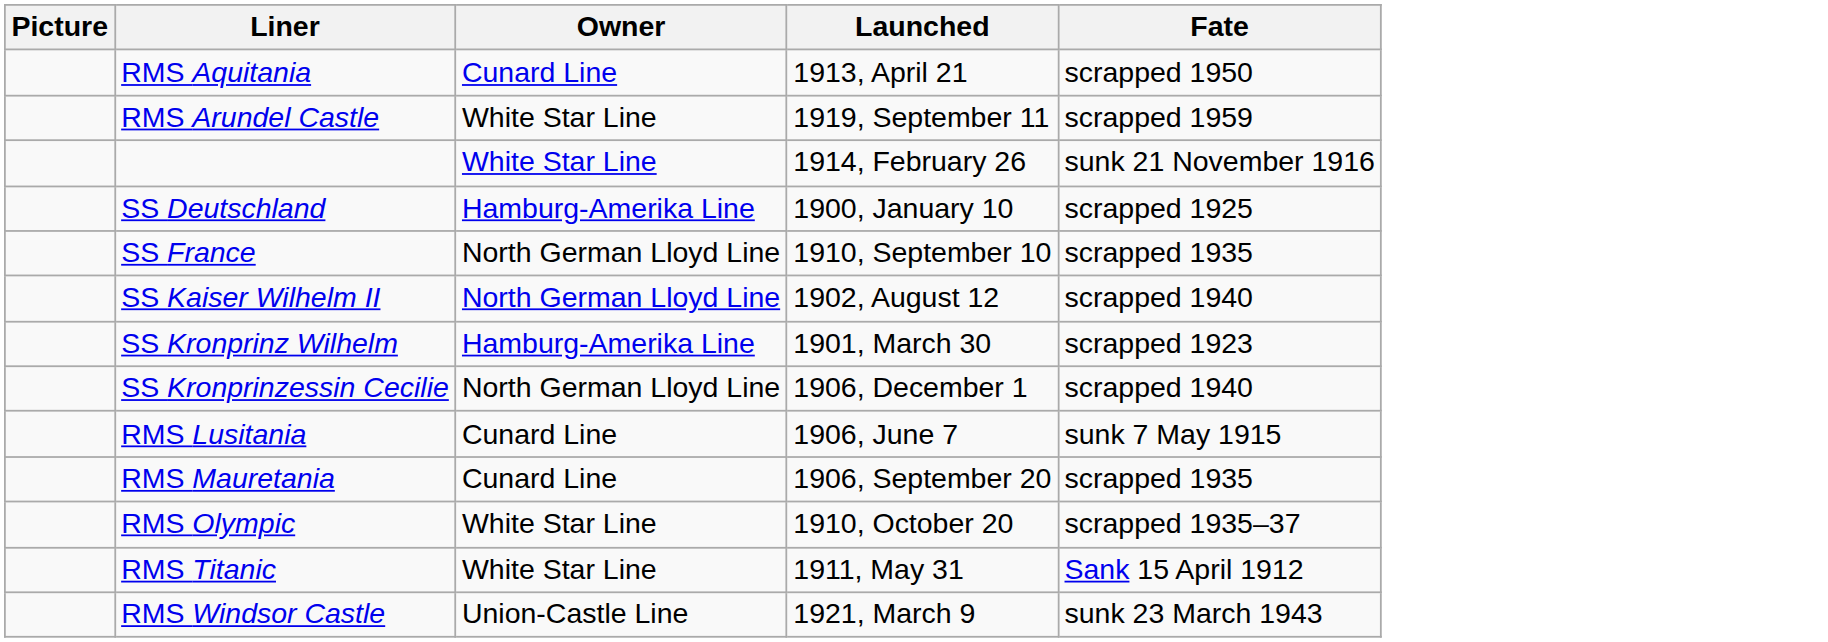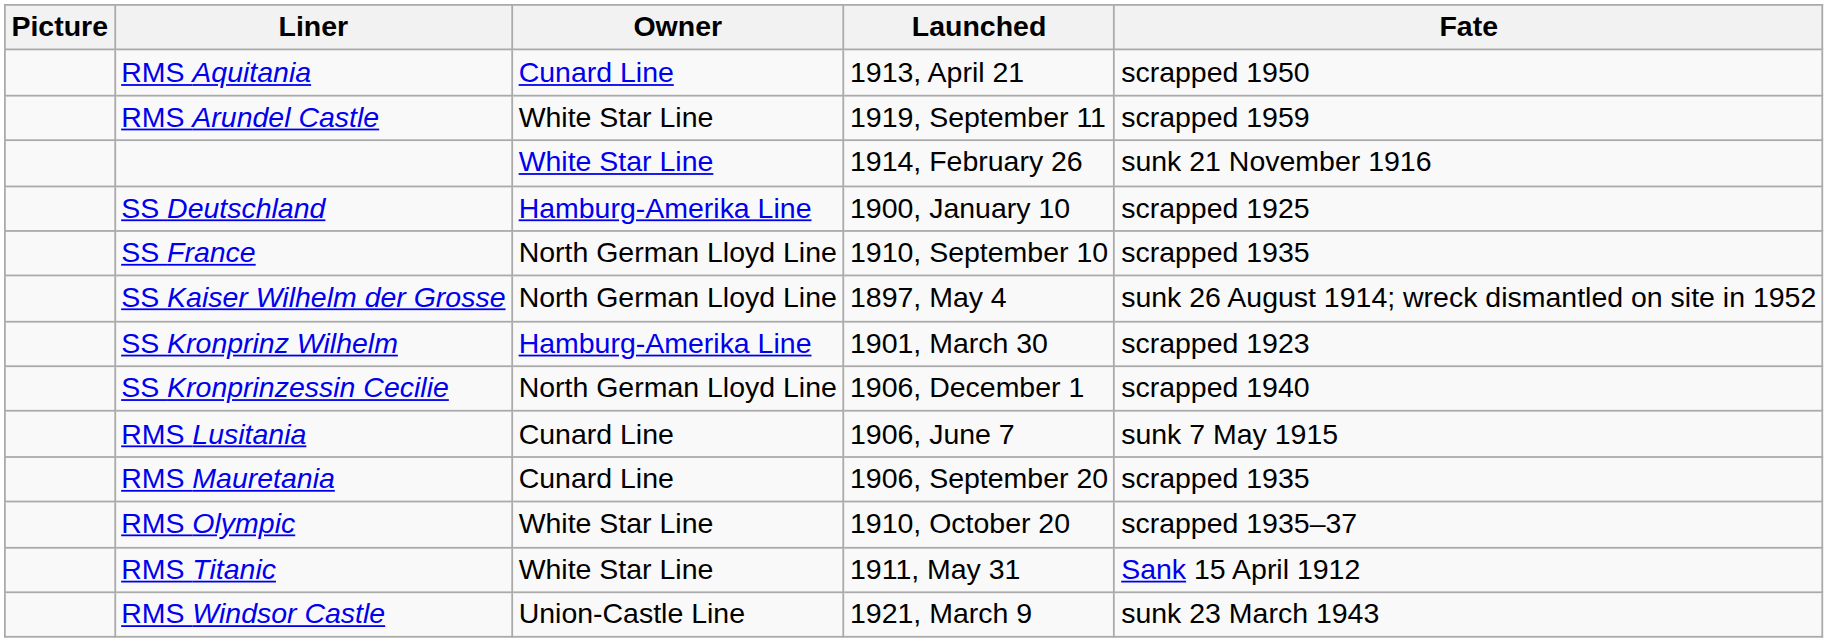- row: (251, 298)
+ row: (313, 298)
